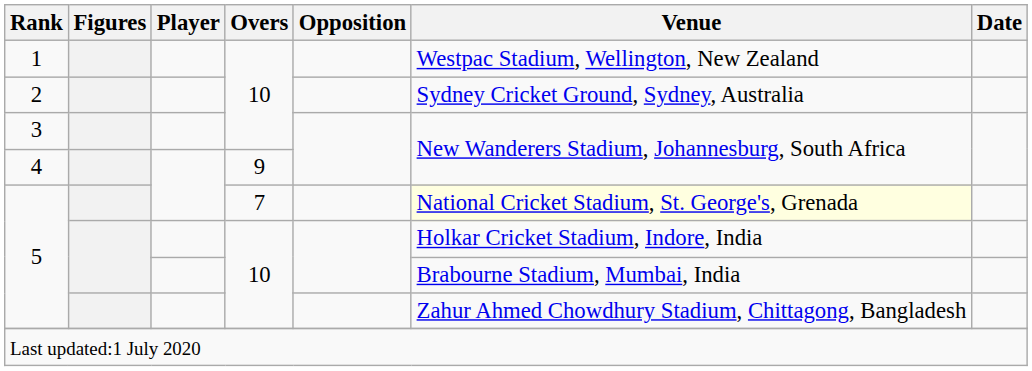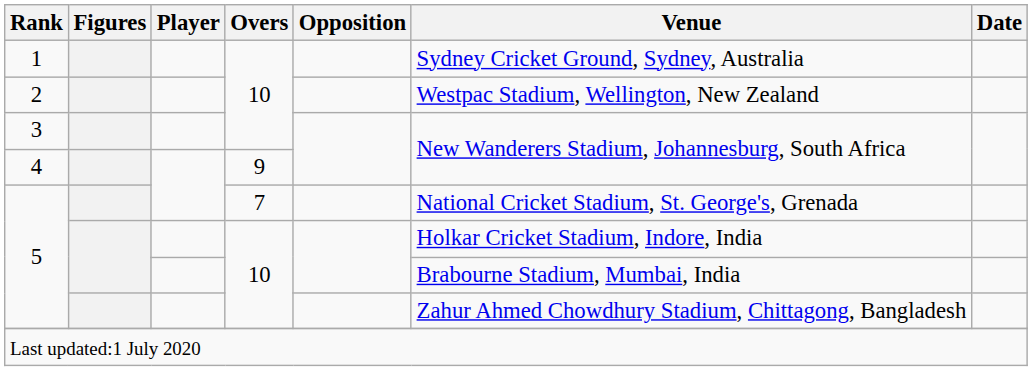(618, 58) Westpac Stadium, Wellington, New Zealand -> (610, 58) Sydney Cricket Ground, Sydney, Australia
(610, 94) Sydney Cricket Ground, Sydney, Australia -> (618, 94) Westpac Stadium, Wellington, New Zealand
(637, 202) lightyellow background -> (637, 202) no background
